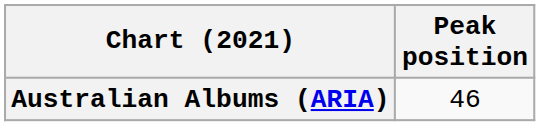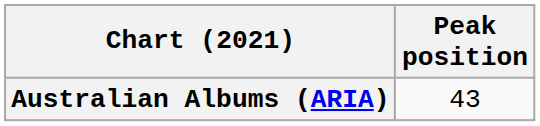(465, 100) 46 -> (465, 100) 43
